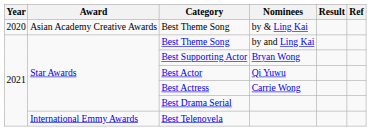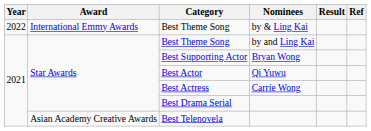(16, 27) 2020 -> (16, 27) 2022
(94, 27) Asian Academy Creative Awards -> (84, 27) International Emmy Awards
(84, 118) International Emmy Awards -> (94, 118) Asian Academy Creative Awards
